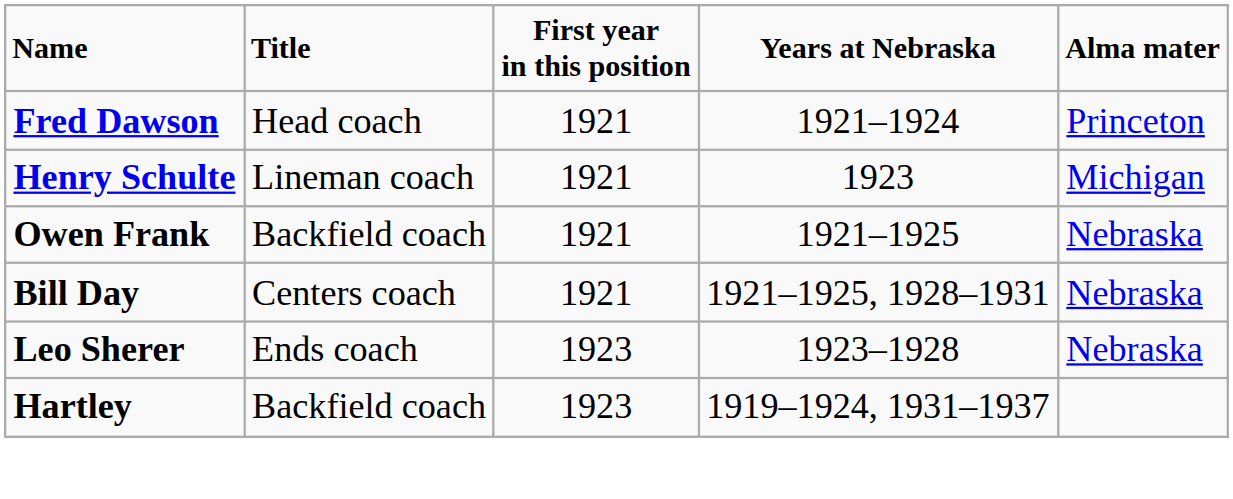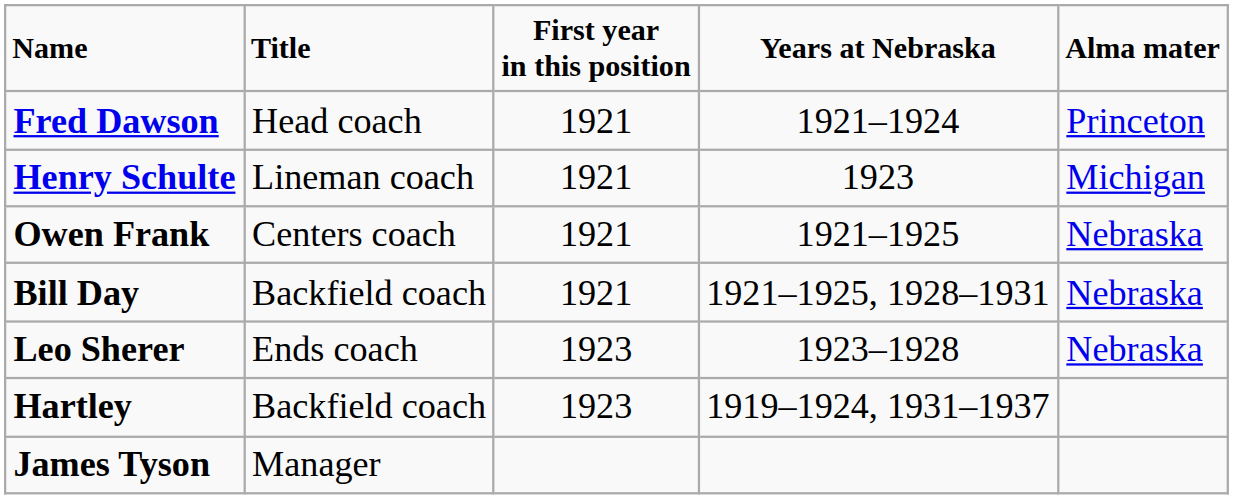(369, 234) Backfield coach -> (354, 234) Centers coach
(354, 291) Centers coach -> (369, 291) Backfield coach
+ row: (112, 463)
